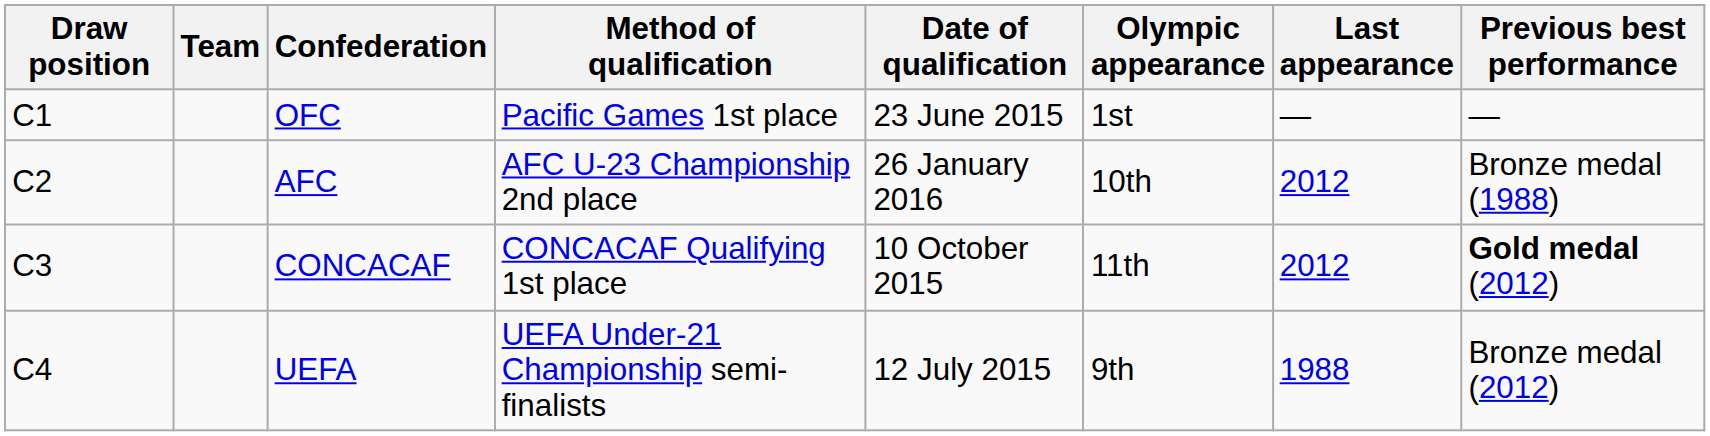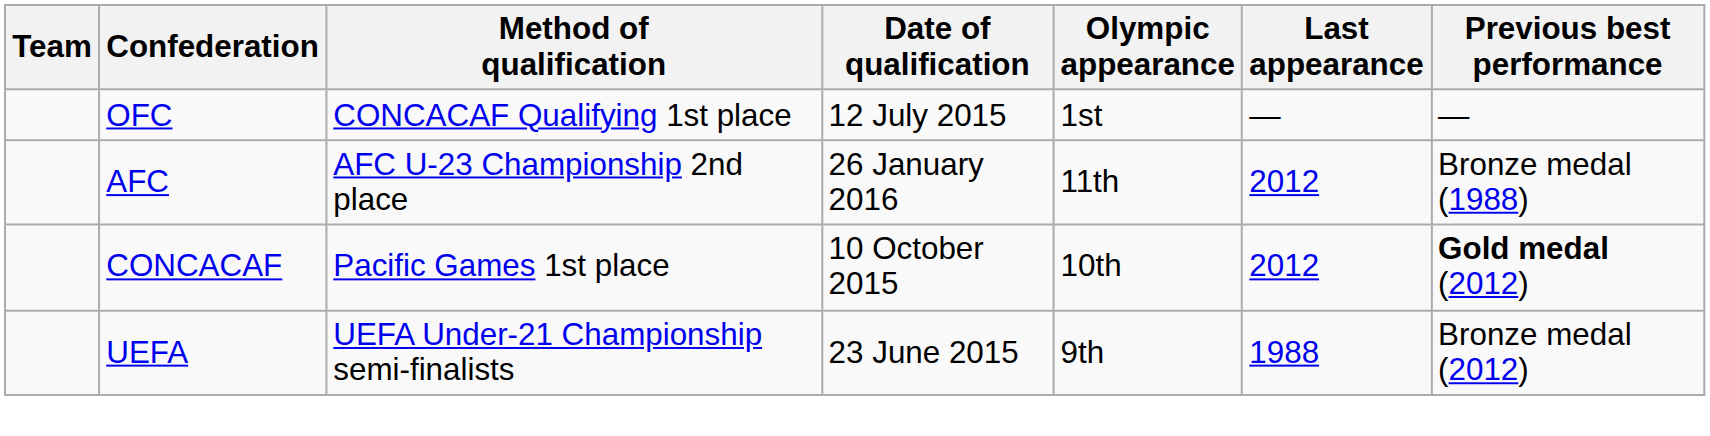- column: (89, 47)
(670, 114) Pacific Games 1st place -> (562, 114) CONCACAF Qualifying 1st place
(968, 114) 23 June 2015 -> (918, 114) 12 July 2015
(1121, 181) 10th -> (1090, 181) 11th
(664, 266) CONCACAF Qualifying 1st place -> (501, 266) Pacific Games 1st place
(1120, 266) 11th -> (1091, 266) 10th
(962, 369) 12 July 2015 -> (924, 351) 23 June 2015
